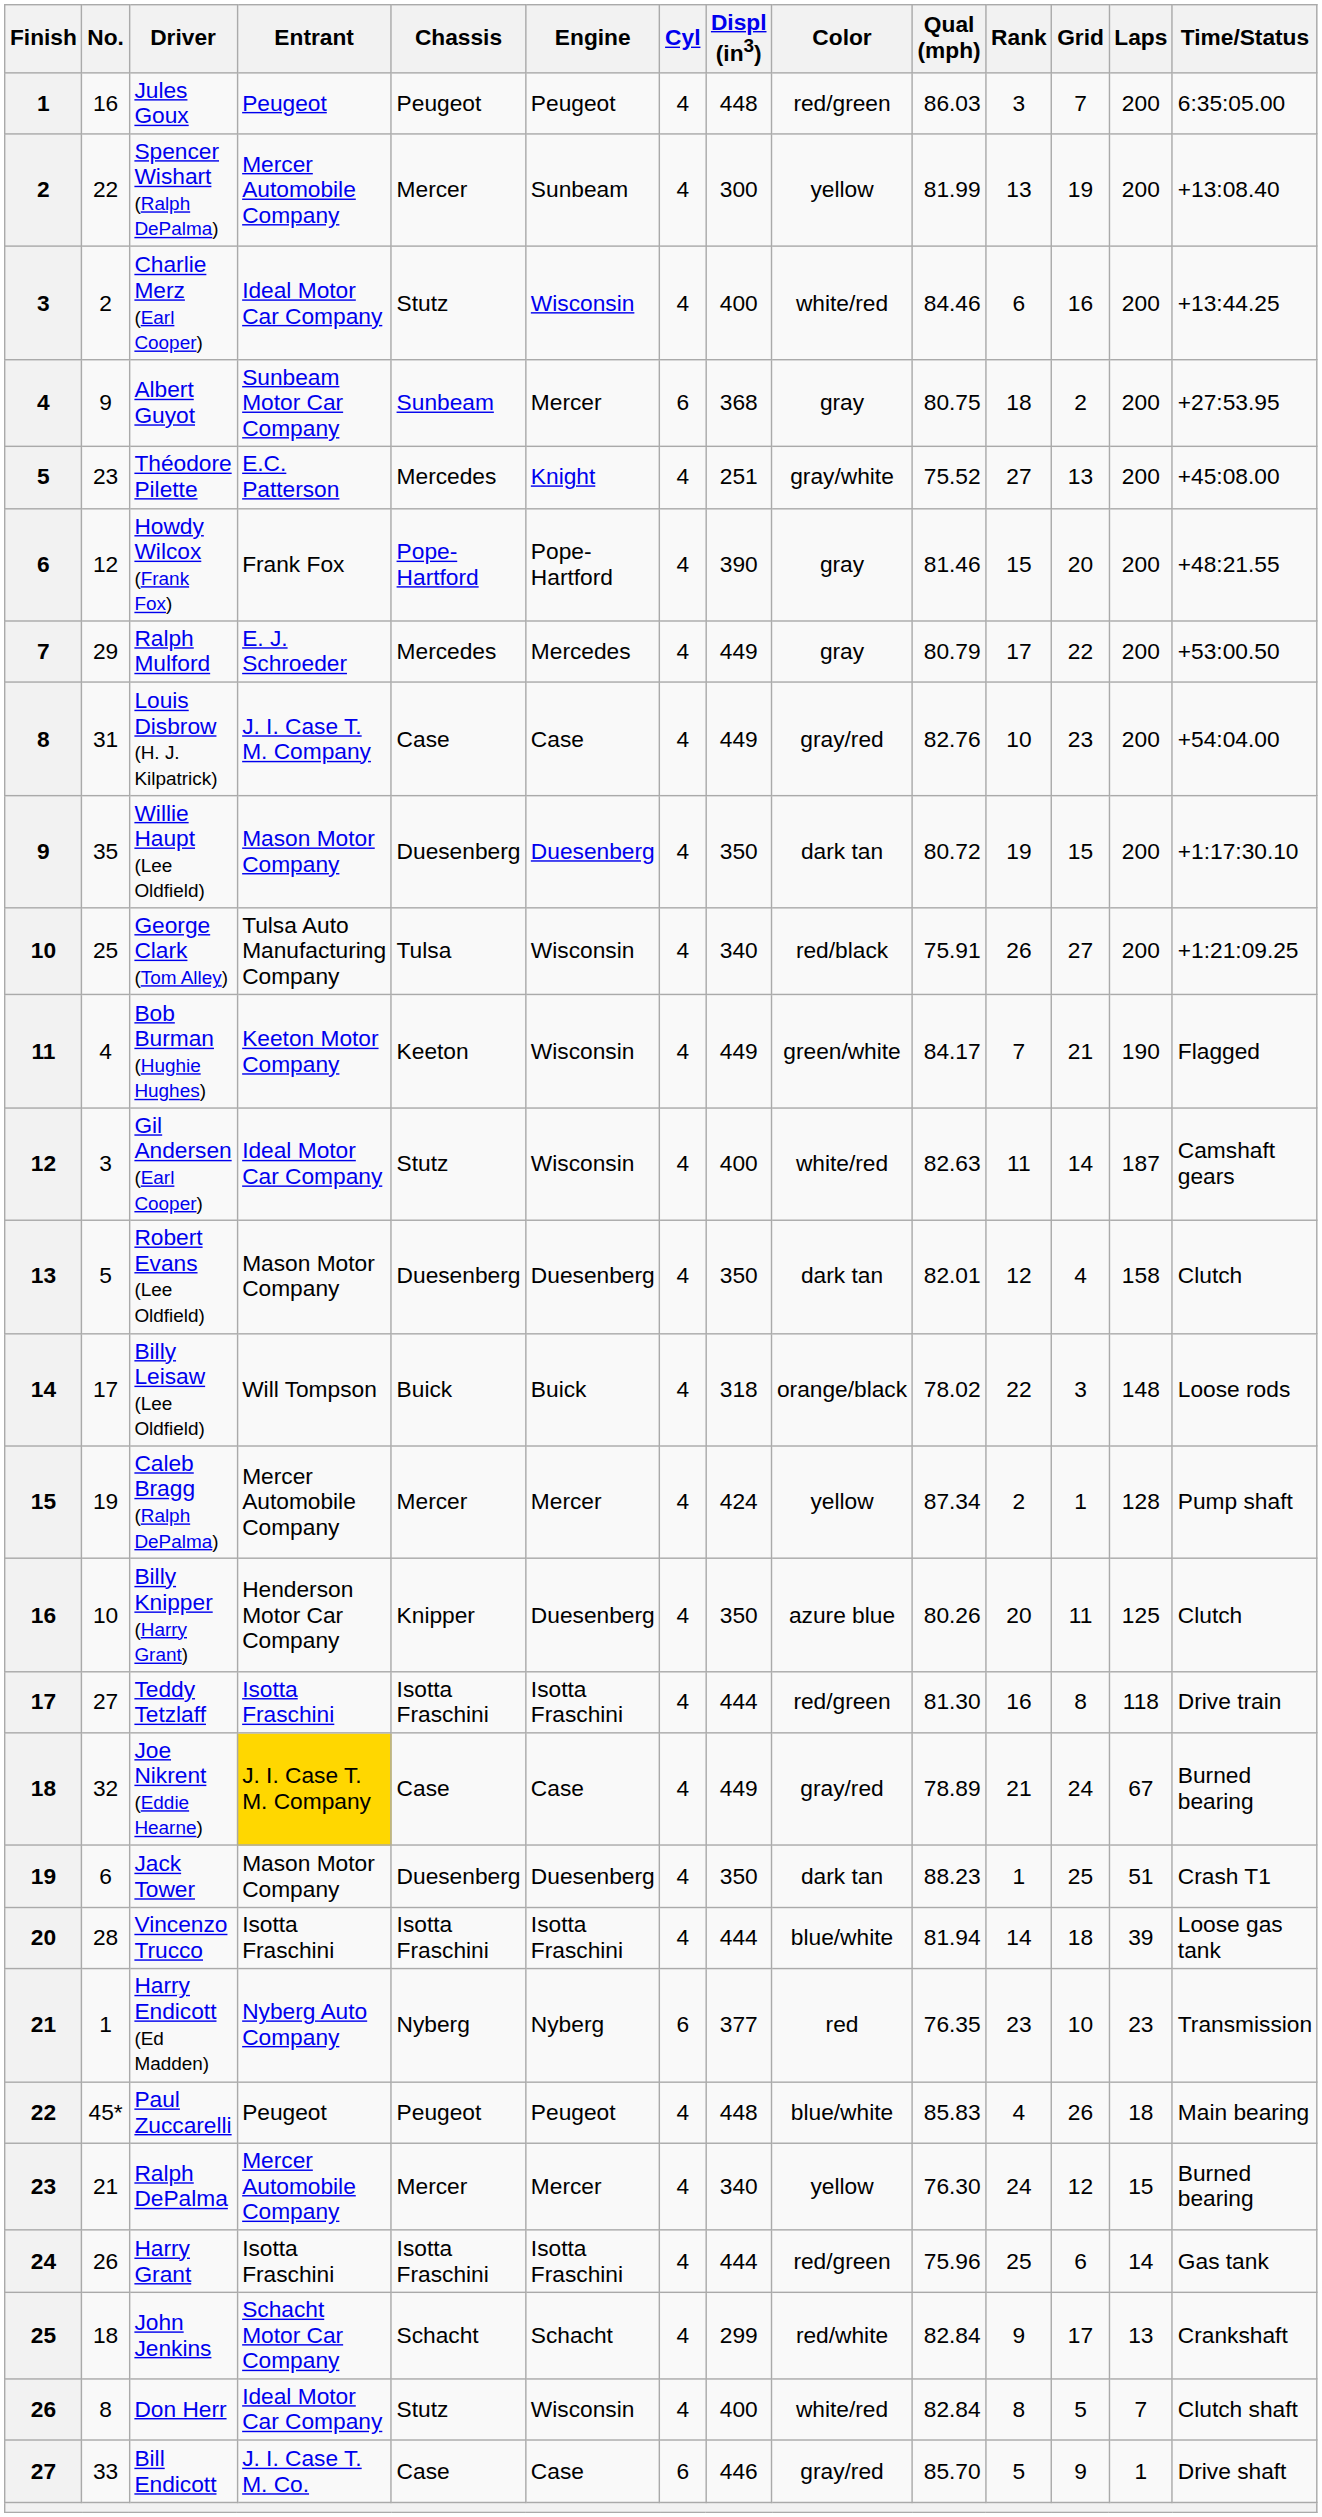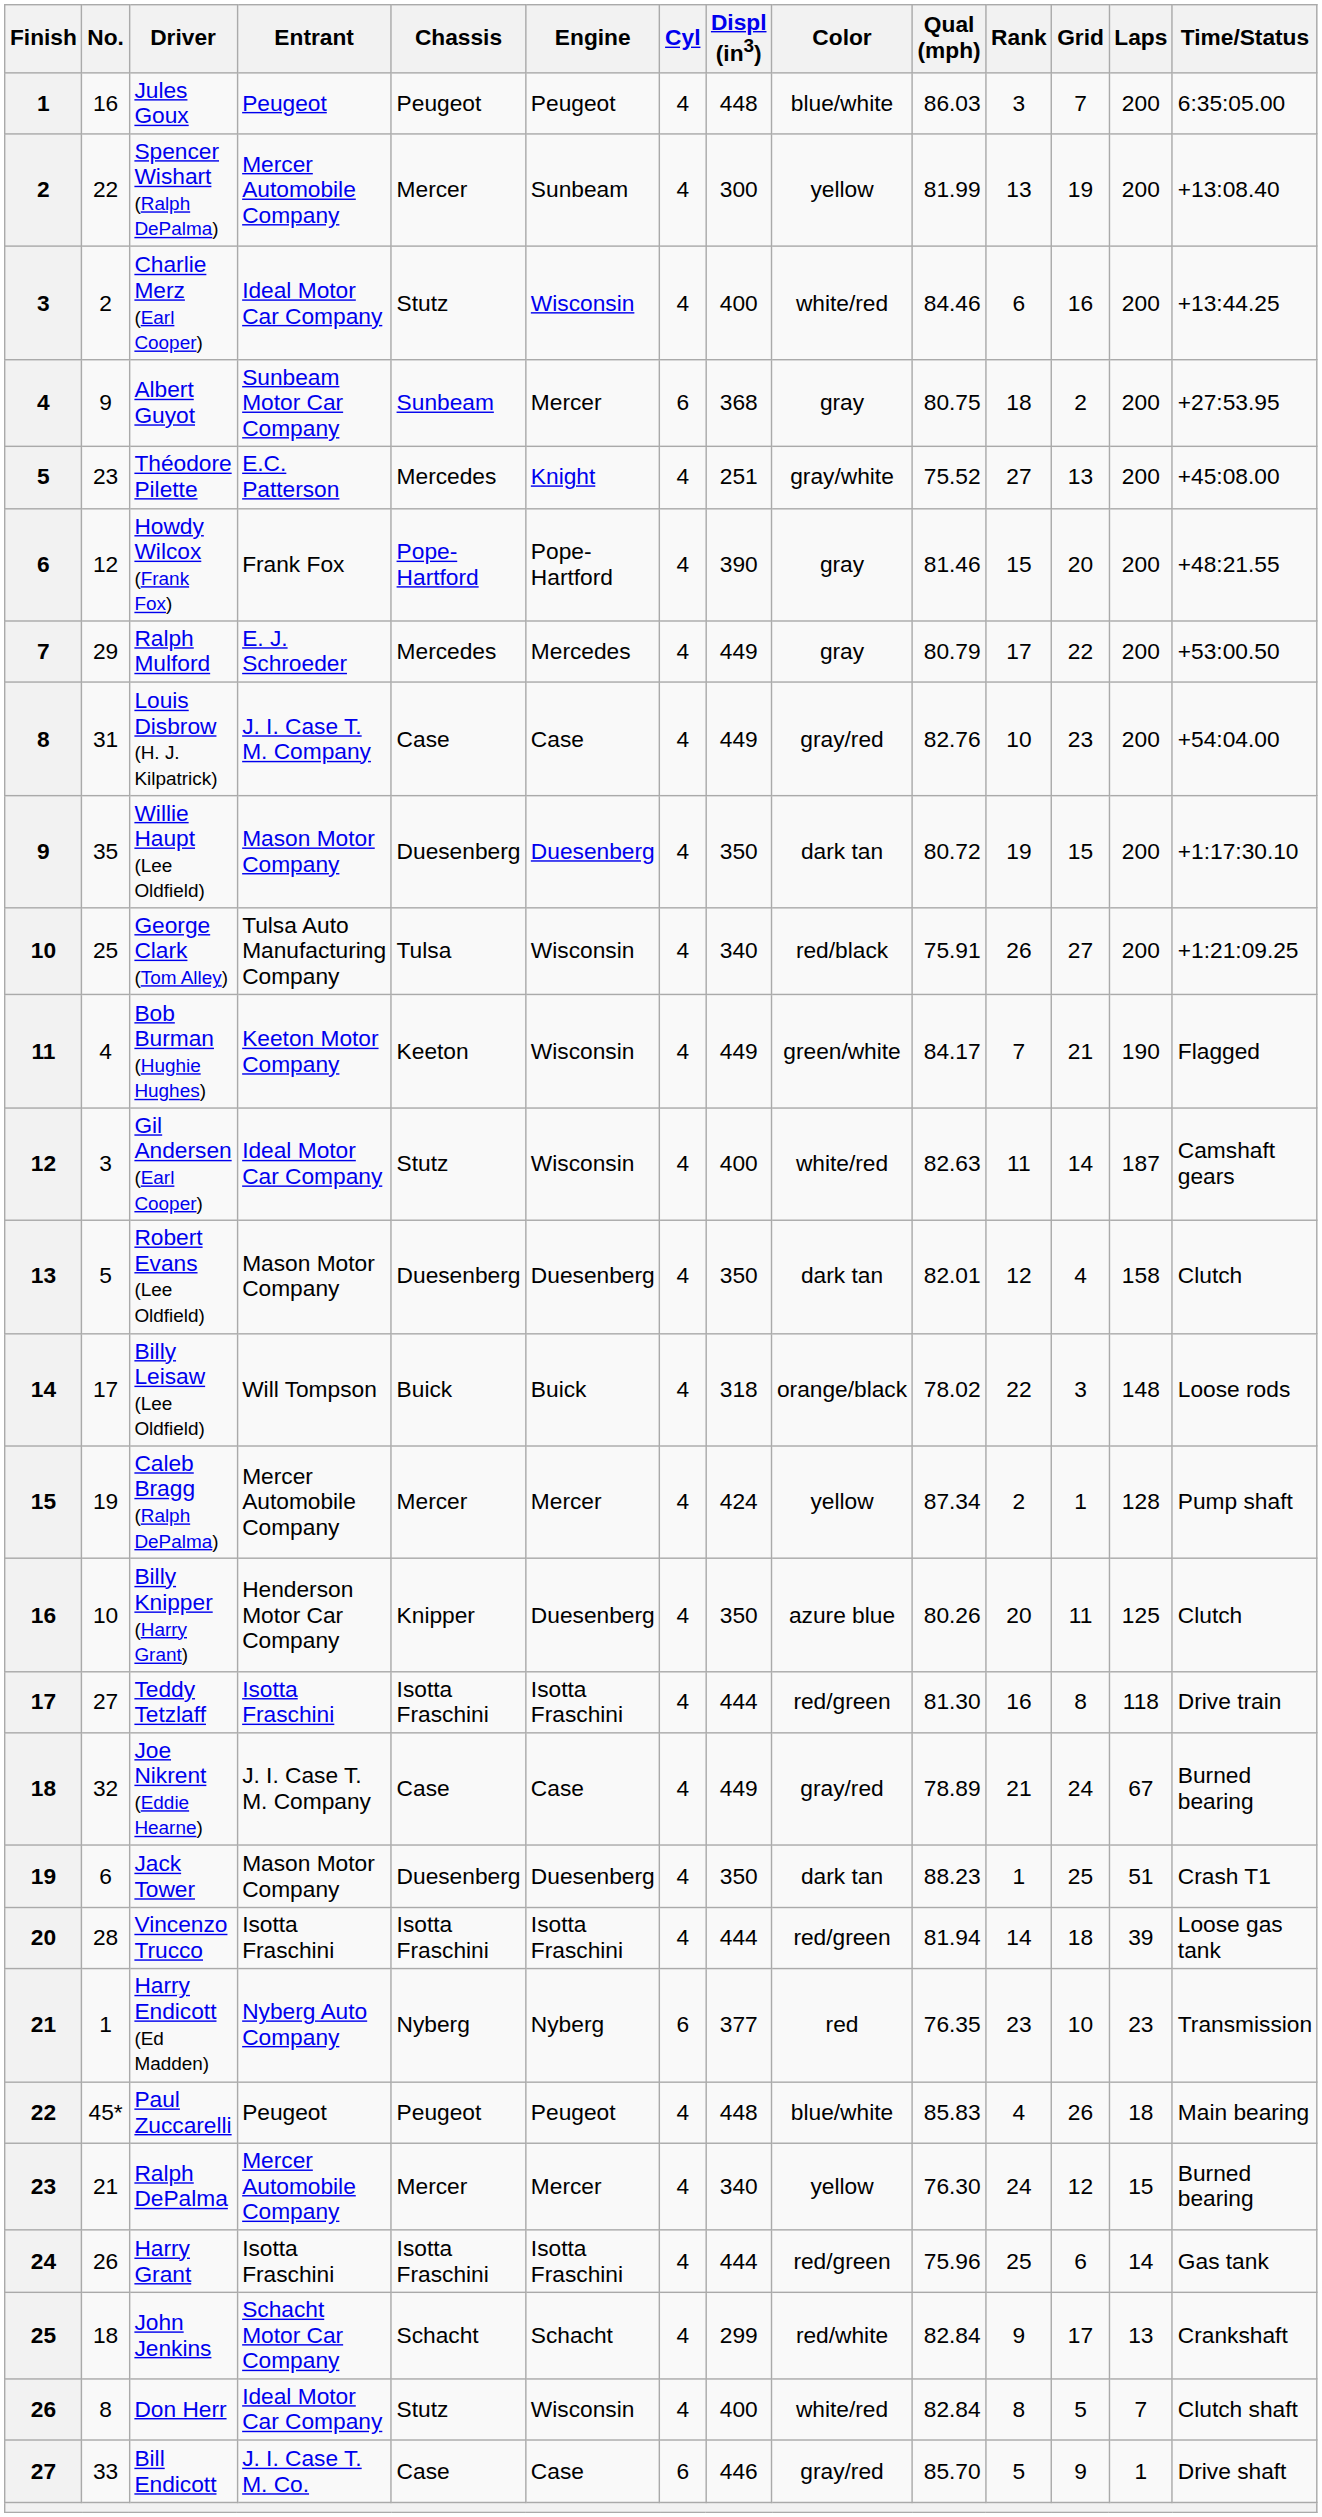(842, 103) red/green -> (842, 103) blue/white
(307, 1789) gold background -> (307, 1789) no background
(842, 1937) blue/white -> (842, 1937) red/green
